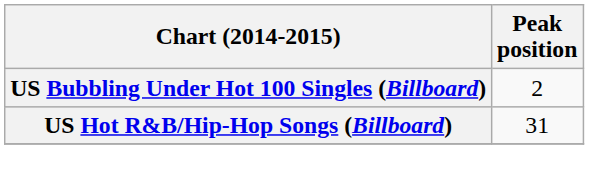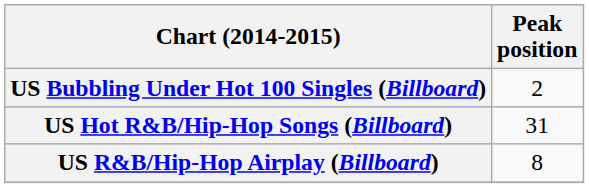+ row: (248, 162)
